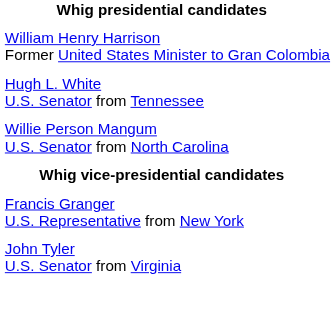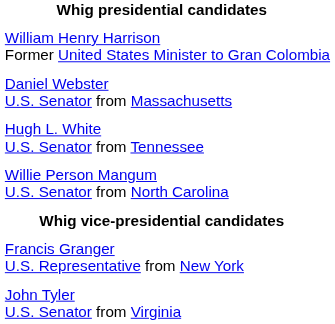+ row: (118, 92)
